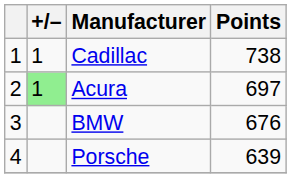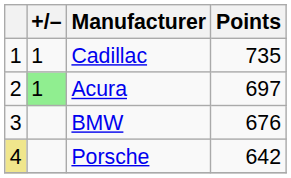(263, 55) 738 -> (263, 55) 735
(16, 156) no background -> (16, 156) khaki background
(263, 156) 639 -> (263, 156) 642
